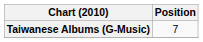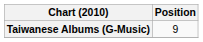(175, 29) 7 -> (175, 29) 9
